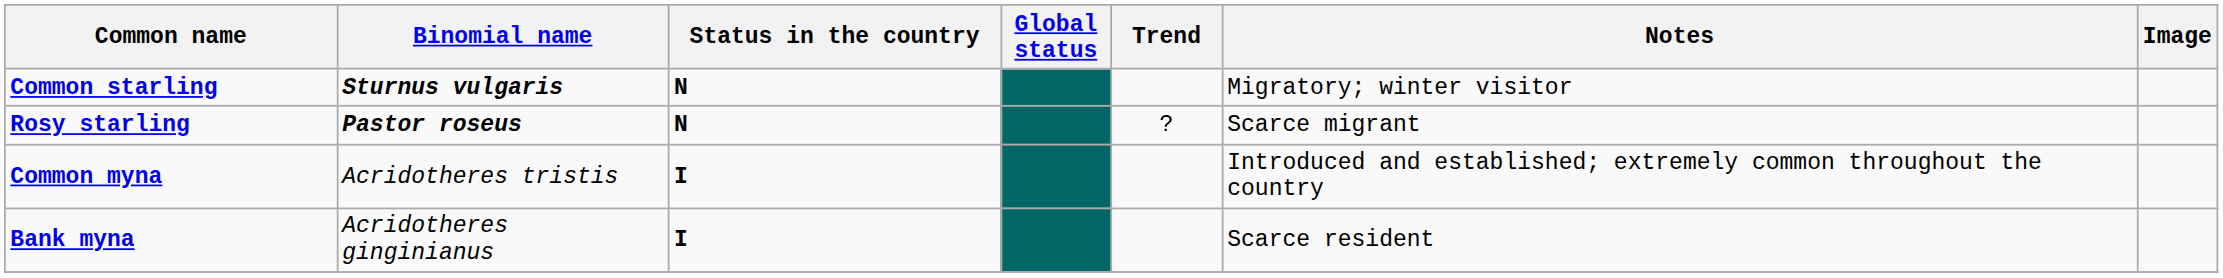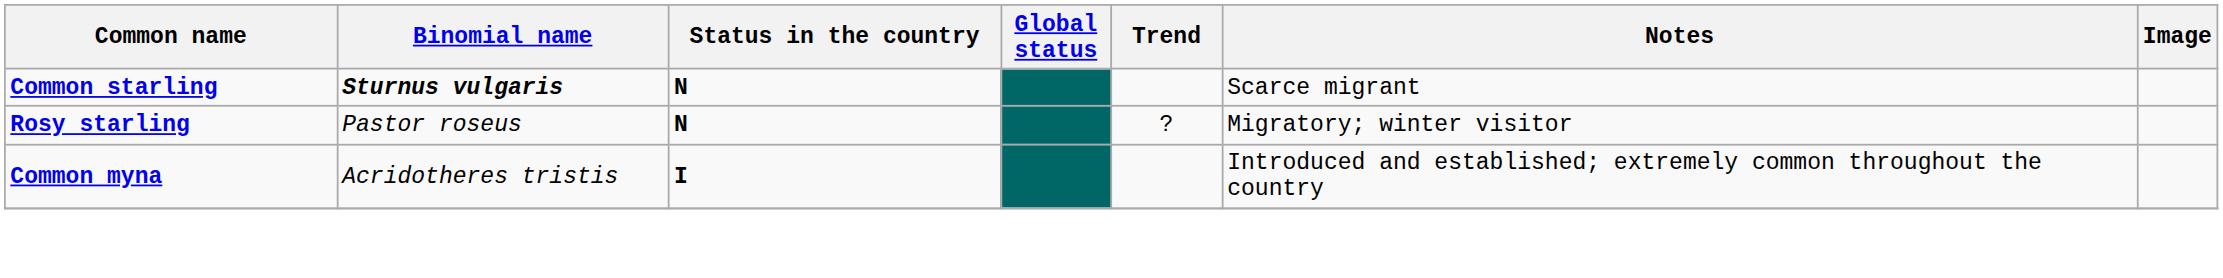(1400, 88) Migratory; winter visitor -> (1324, 88) Scarce migrant
(432, 125) bold -> (432, 125) normal
(1324, 125) Scarce migrant -> (1400, 125) Migratory; winter visitor
- row: (73, 240)
